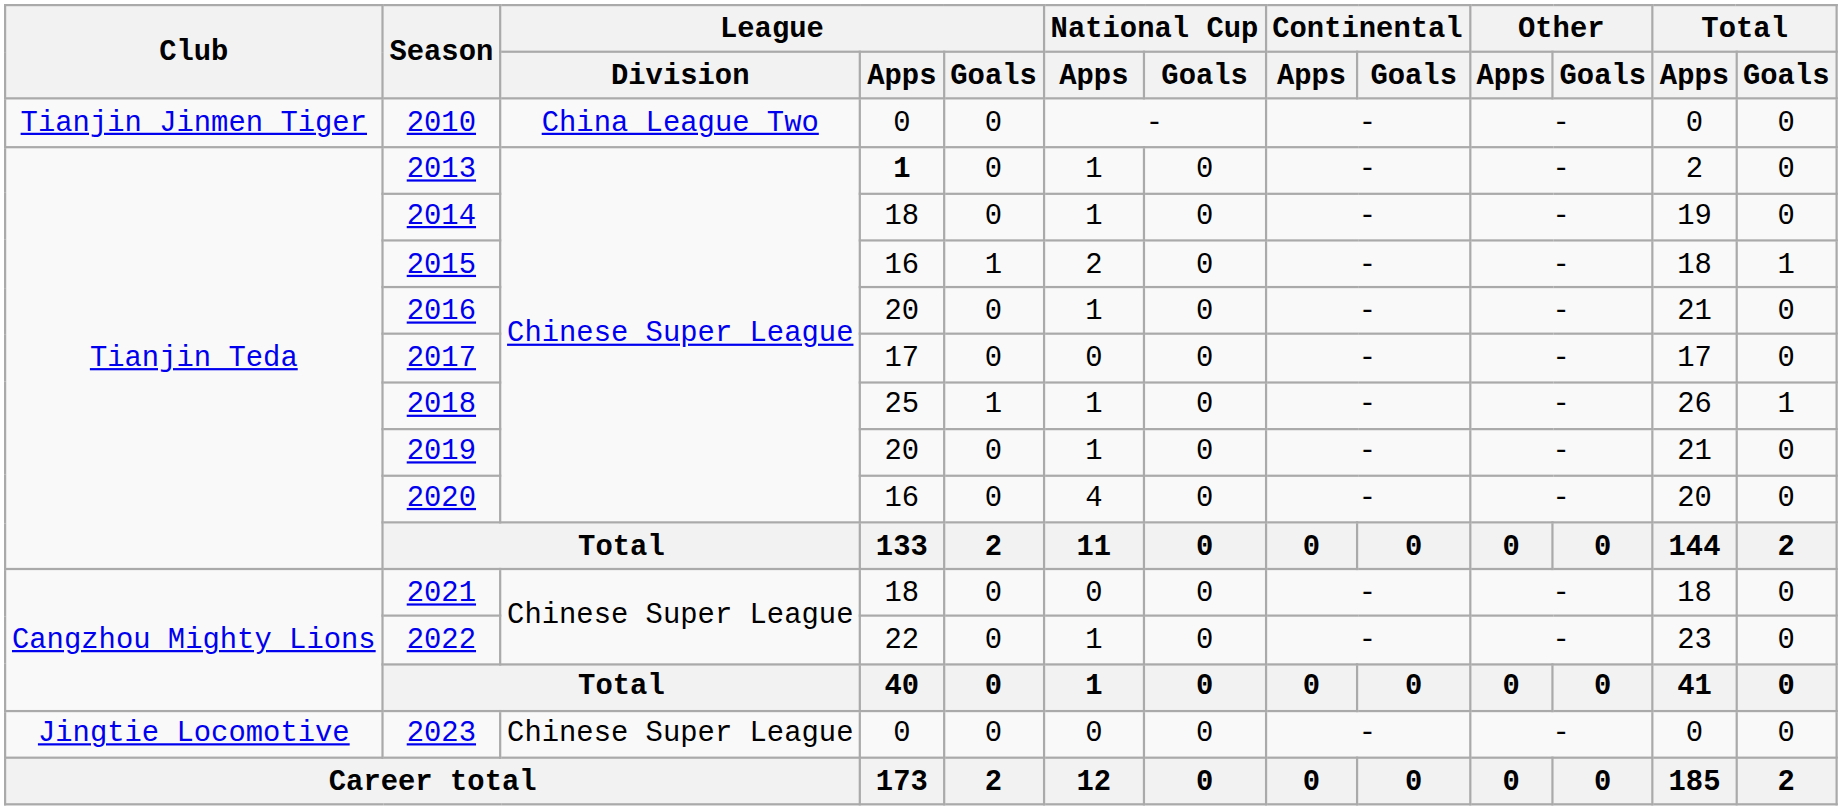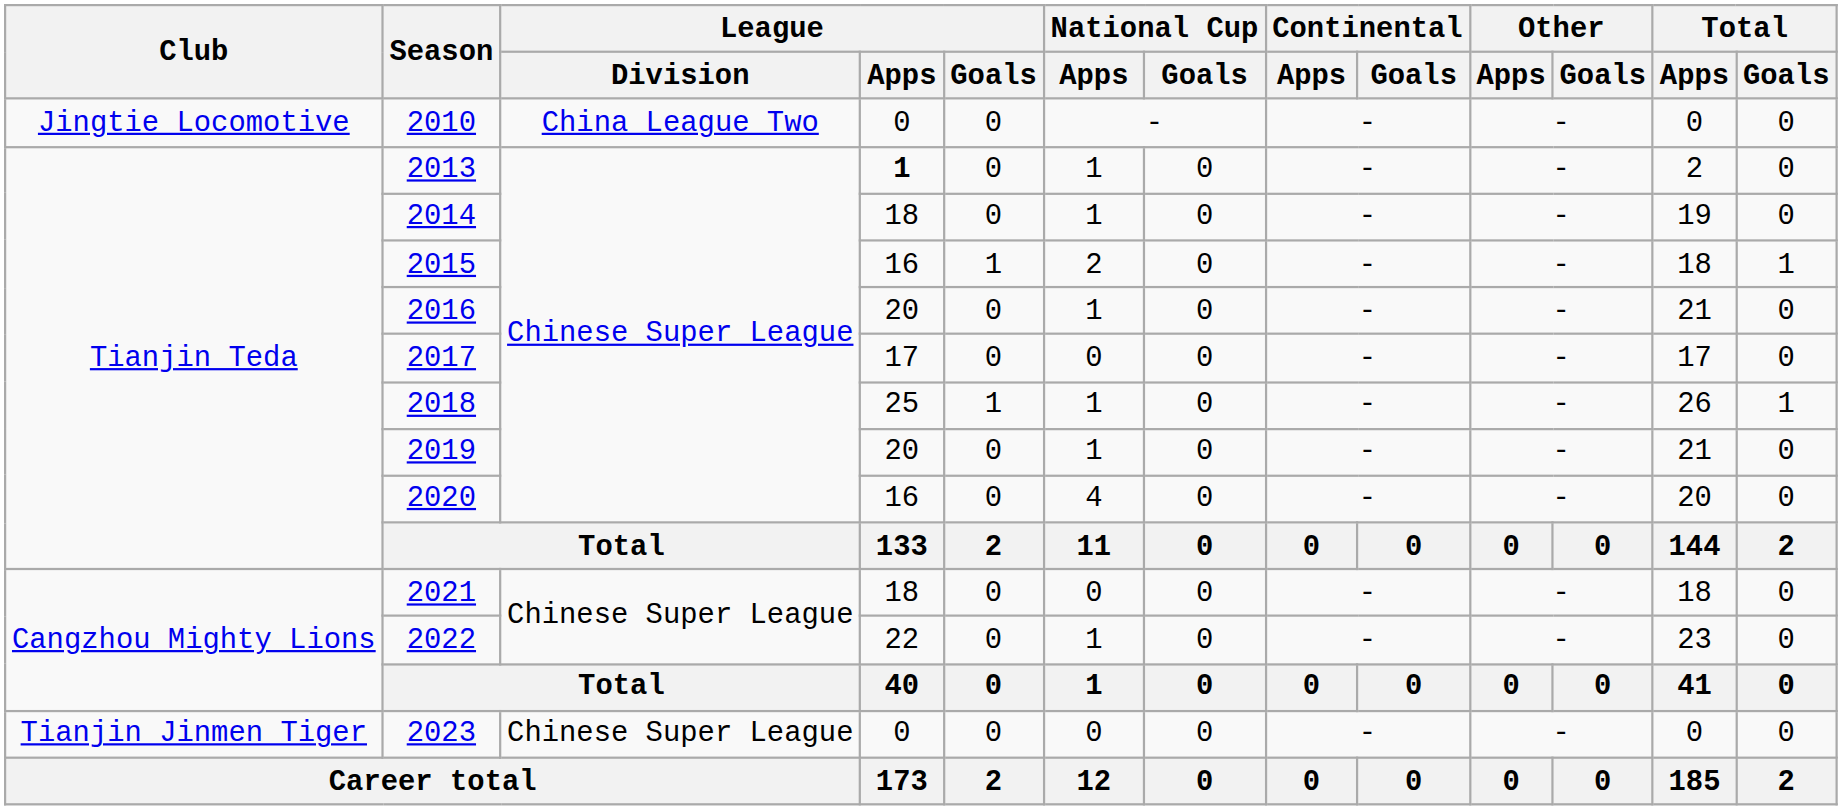(194, 123) Tianjin Jinmen Tiger -> (194, 123) Jingtie Locomotive
(194, 734) Jingtie Locomotive -> (194, 734) Tianjin Jinmen Tiger
